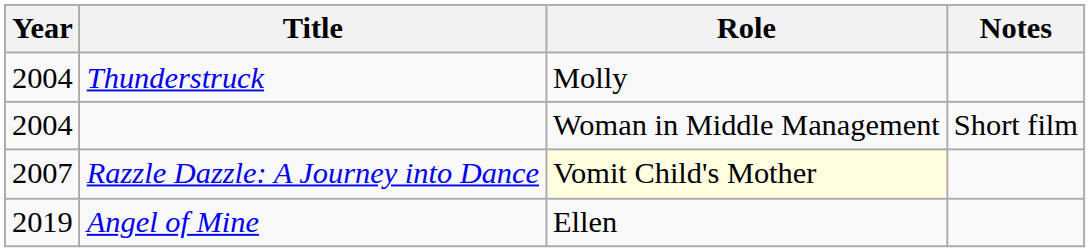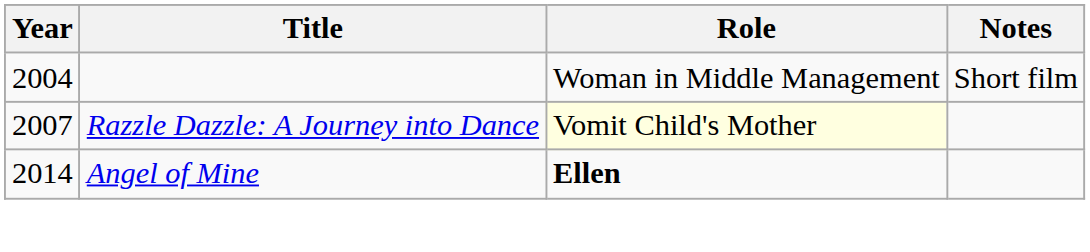- row: (175, 76)
(42, 221) 2019 -> (42, 173) 2014
(585, 221) normal -> (587, 173) bold
